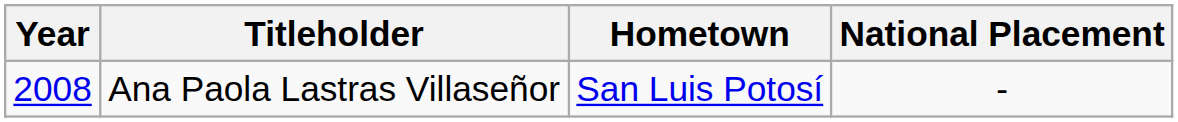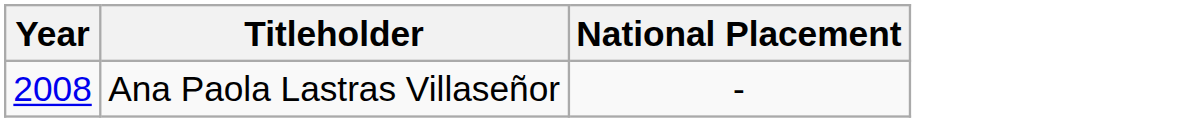- column: (700, 33)
